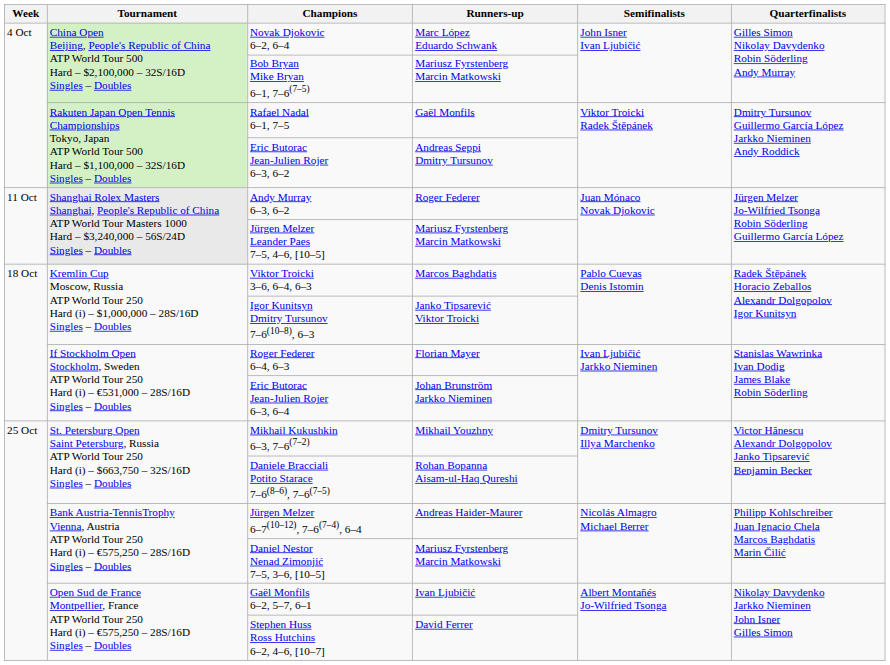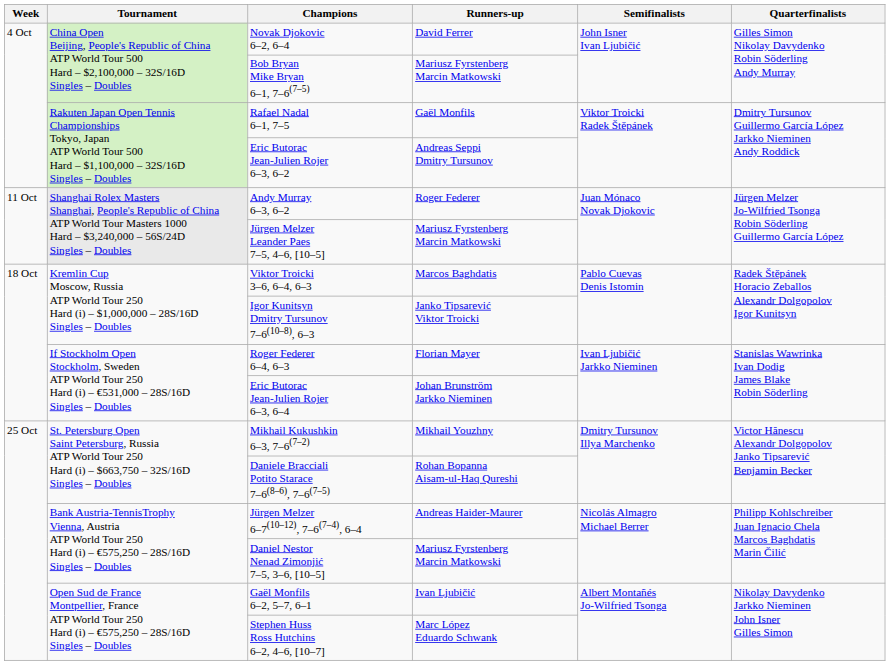(456, 39) Marc López Eduardo Schwank -> (444, 32) David Ferrer
(444, 625) David Ferrer -> (456, 631) Marc López Eduardo Schwank
